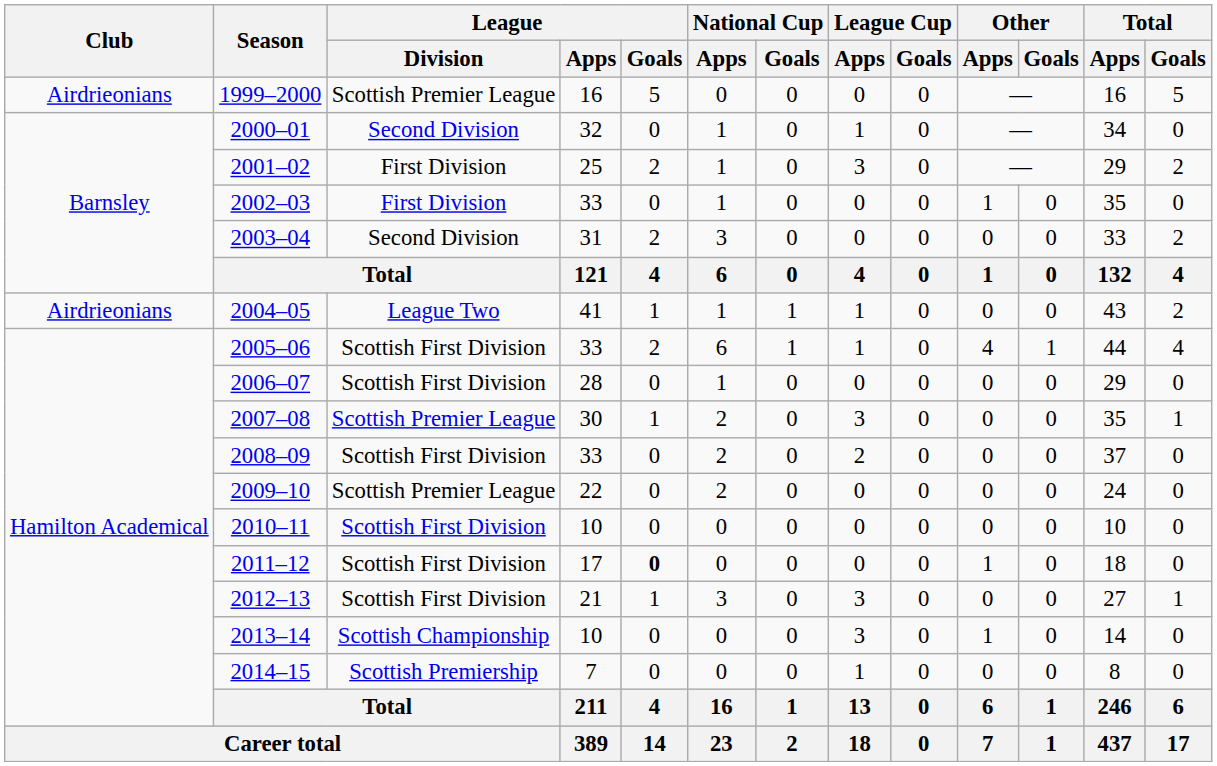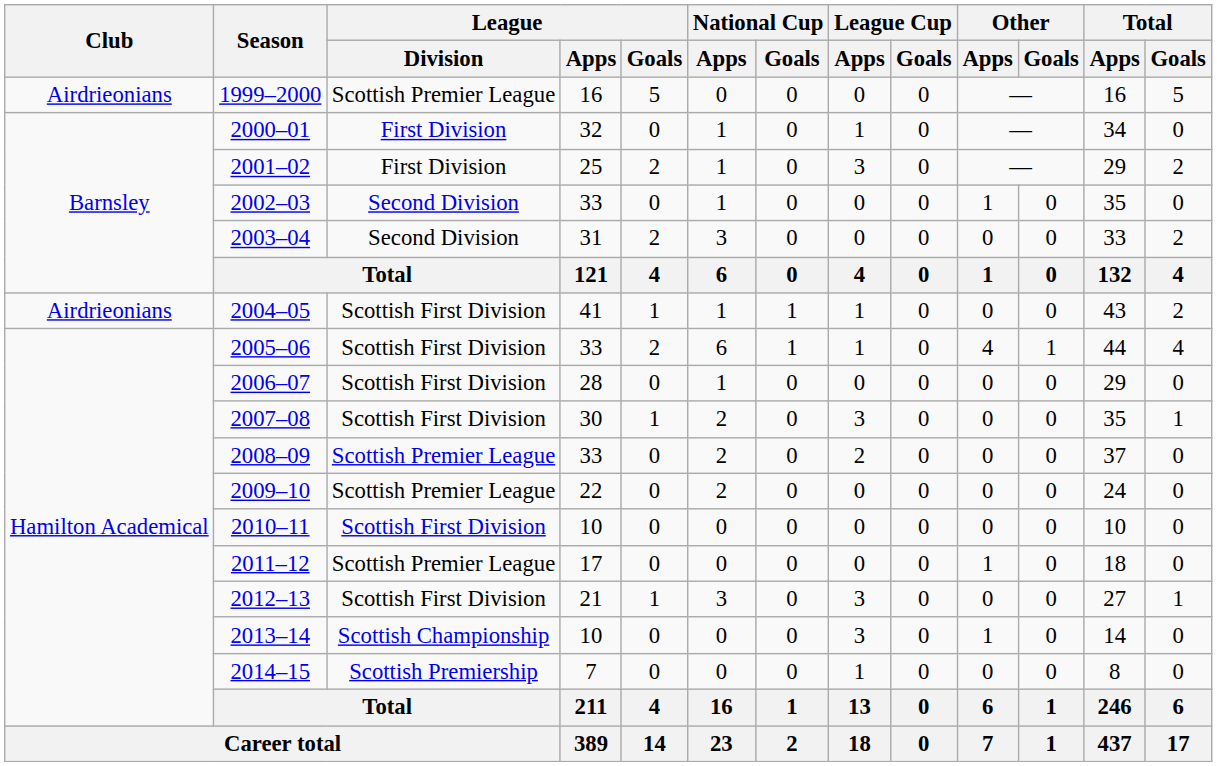(444, 130) Second Division -> (444, 130) First Division
(444, 202) First Division -> (444, 202) Second Division
(444, 310) League Two -> (444, 310) Scottish First Division
(444, 418) Scottish Premier League -> (444, 418) Scottish First Division
(444, 454) Scottish First Division -> (444, 454) Scottish Premier League
(444, 563) Scottish First Division -> (444, 563) Scottish Premier League
(654, 563) bold -> (654, 563) normal
